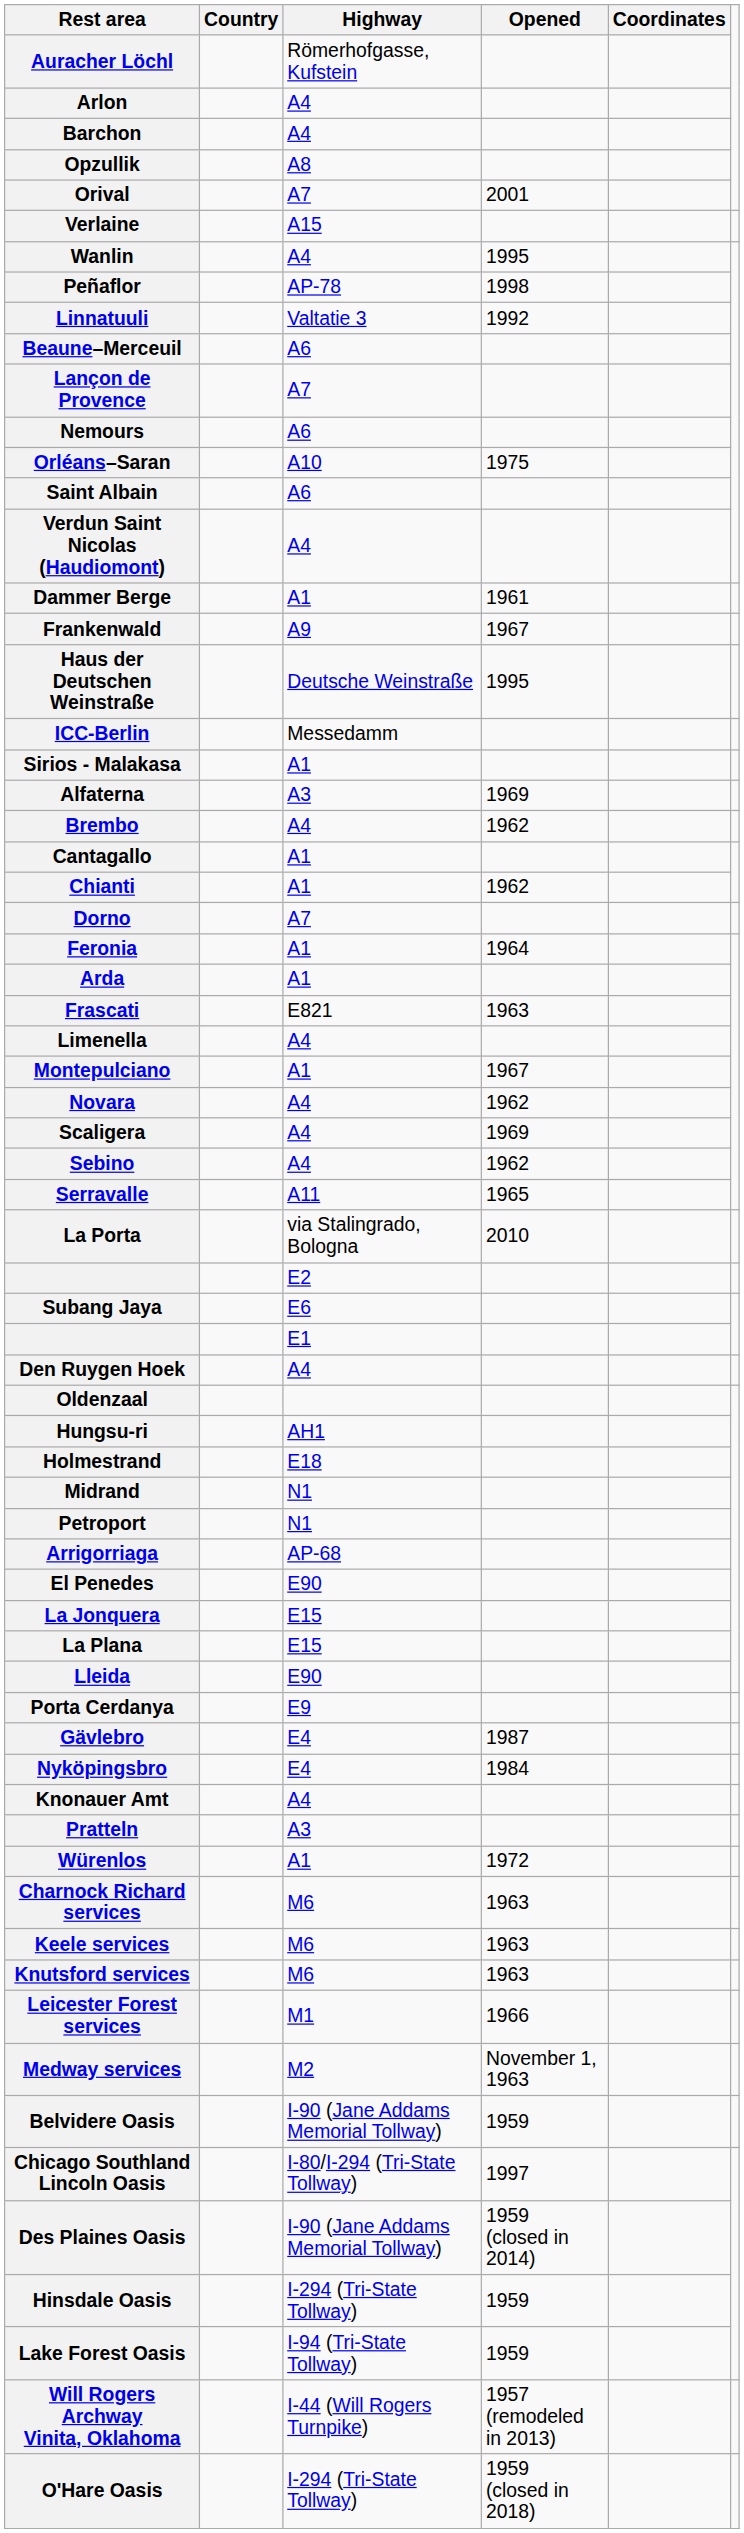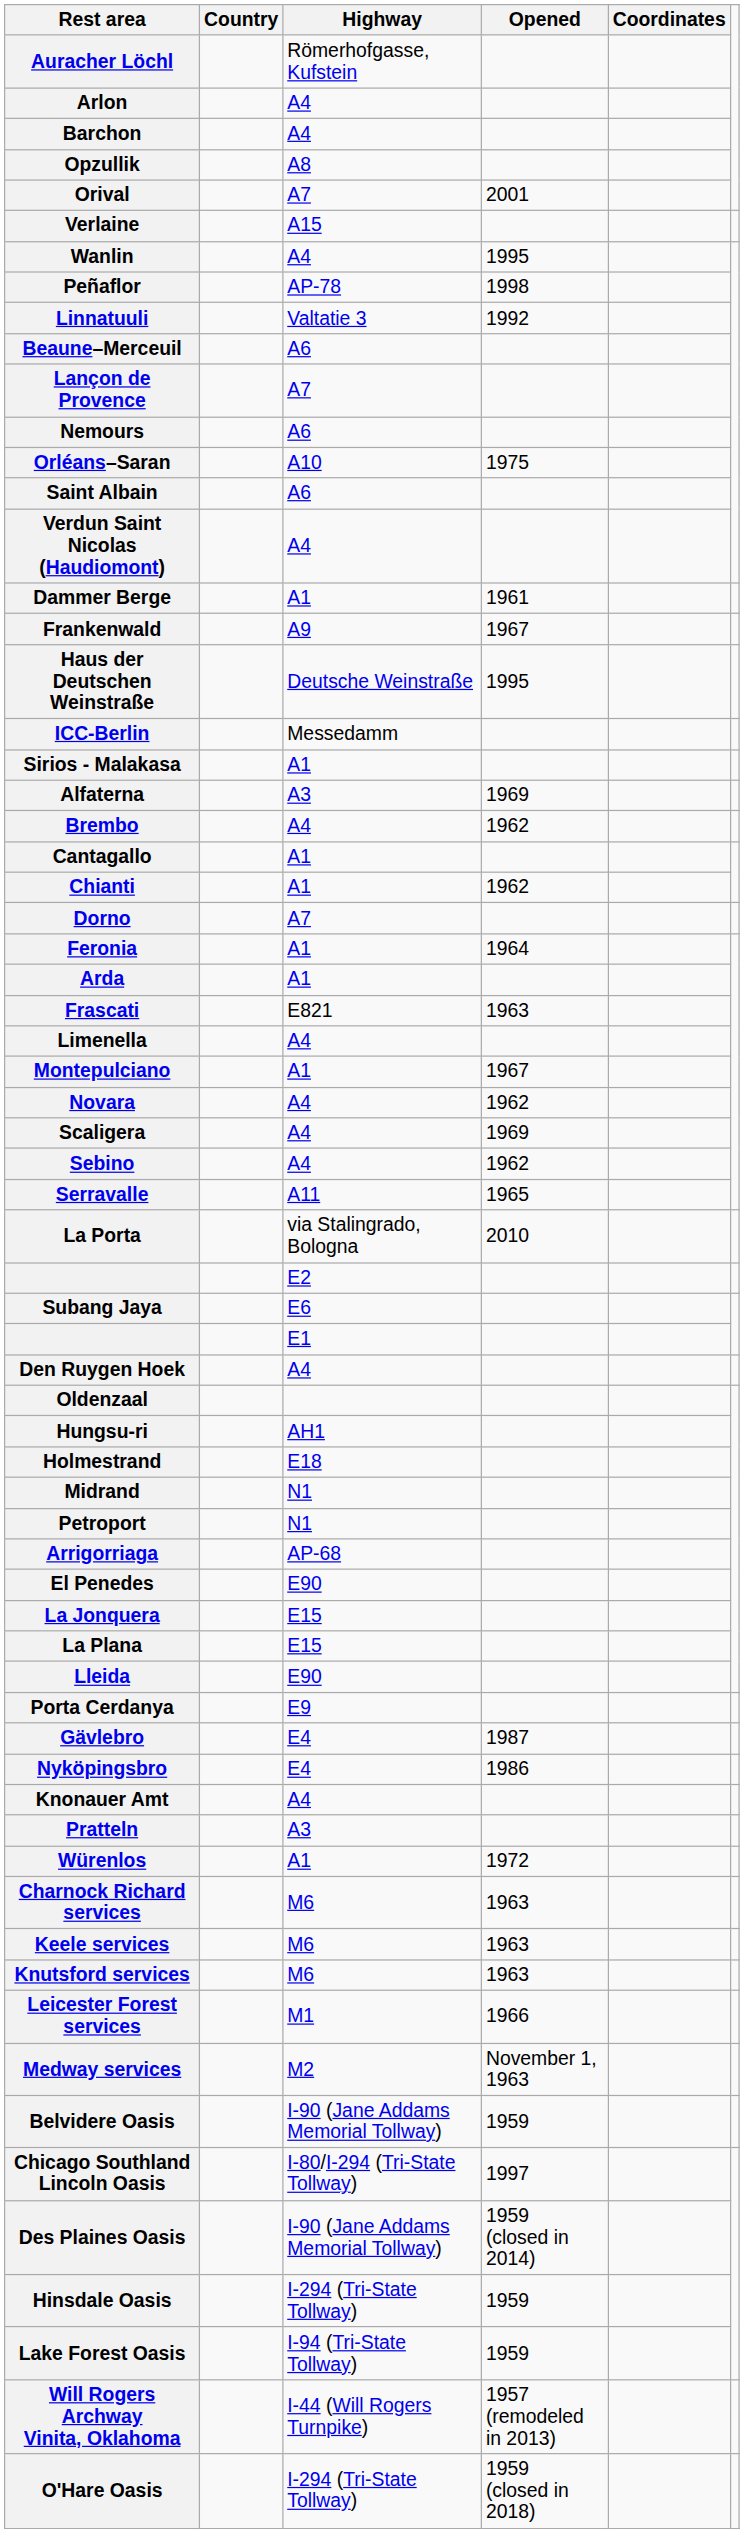(507, 1768) 1984 -> (507, 1768) 1986
